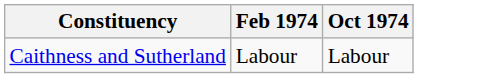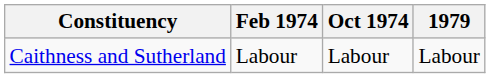+ column: (449, 21)
